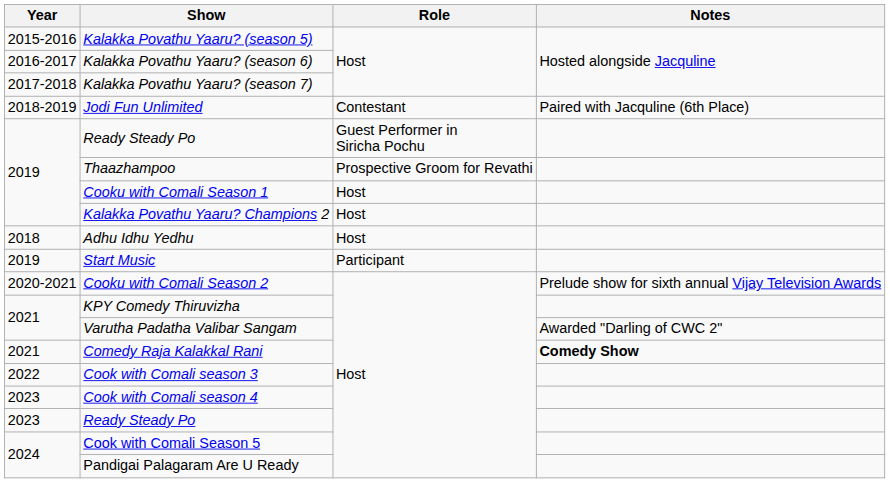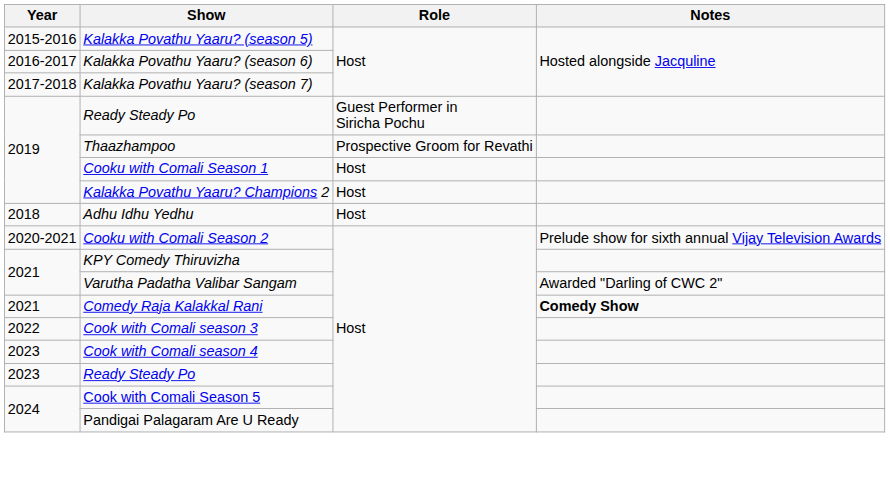- row: (42, 107)
- row: (24, 260)
